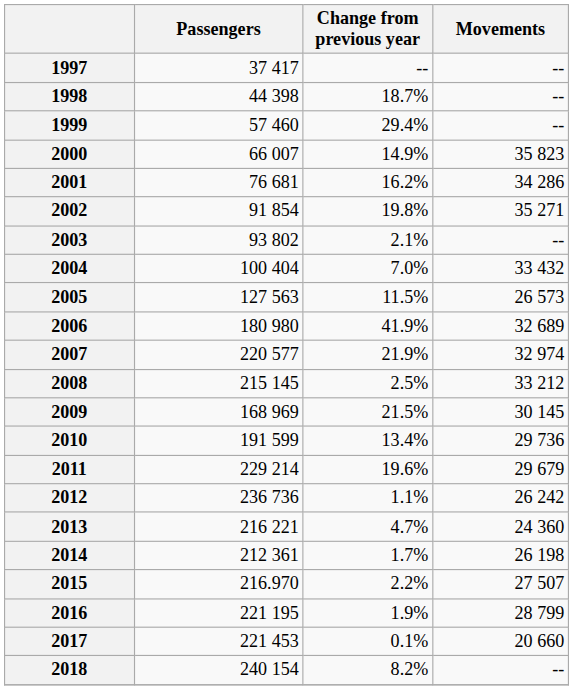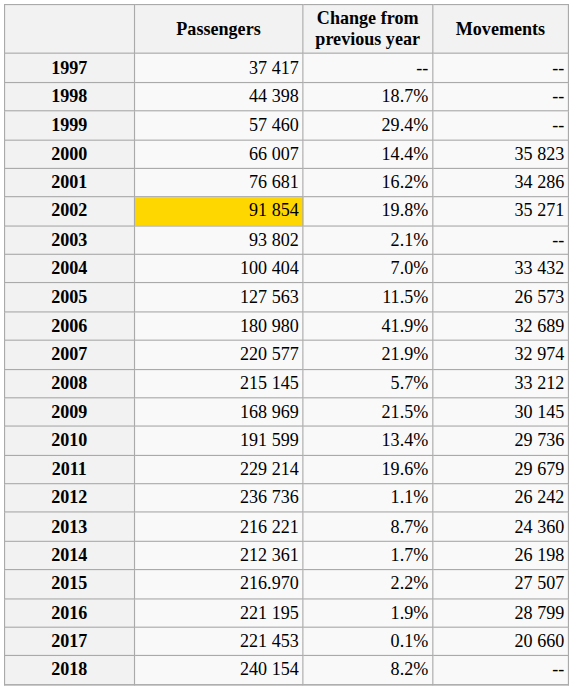(405, 153) 14.9% -> (405, 153) 14.4%
(274, 211) no background -> (274, 211) gold background
(409, 383) 2.5% -> (409, 383) 5.7%
(409, 526) 4.7% -> (409, 526) 8.7%
